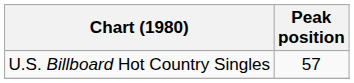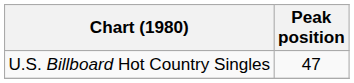(311, 64) 57 -> (311, 64) 47
